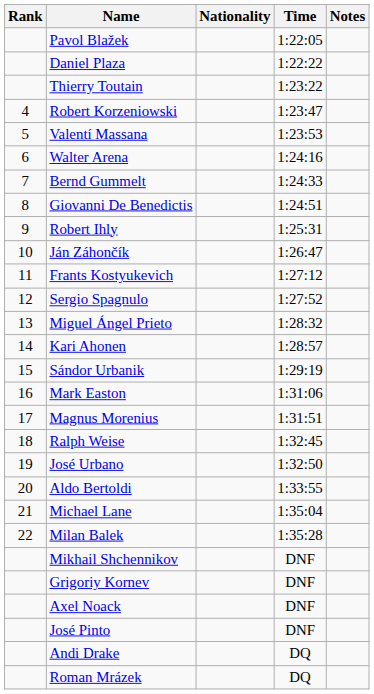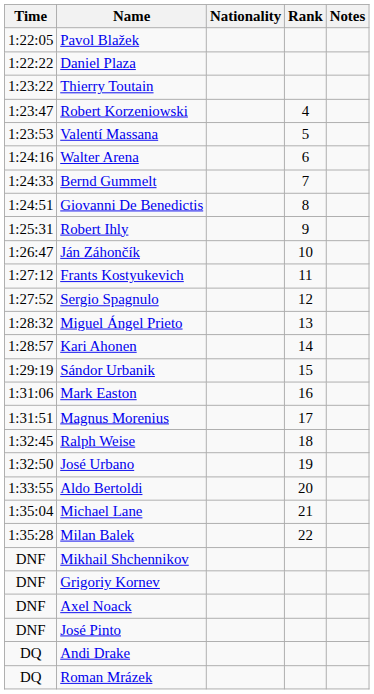columns swapped: (25, 16) <-> (300, 16)
